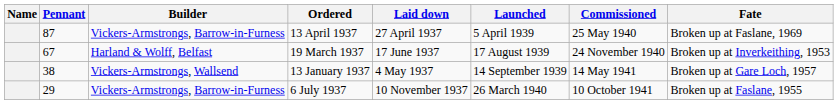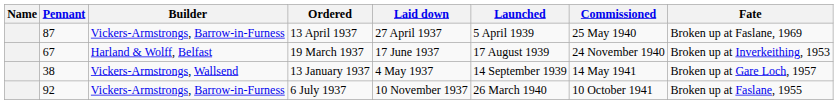(49, 90) 29 -> (49, 90) 92
